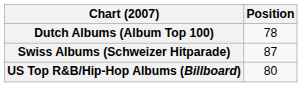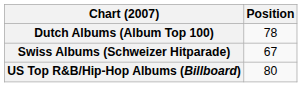(270, 52) 87 -> (270, 52) 67
